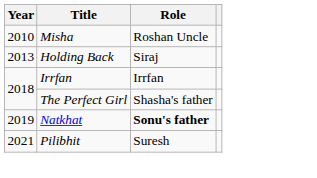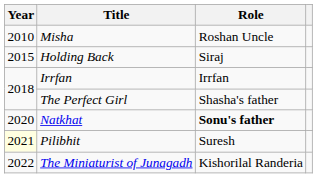(21, 57) 2013 -> (21, 57) 2015
(21, 120) 2019 -> (21, 120) 2020
(21, 141) no background -> (21, 141) lightyellow background
+ row: (116, 162)
